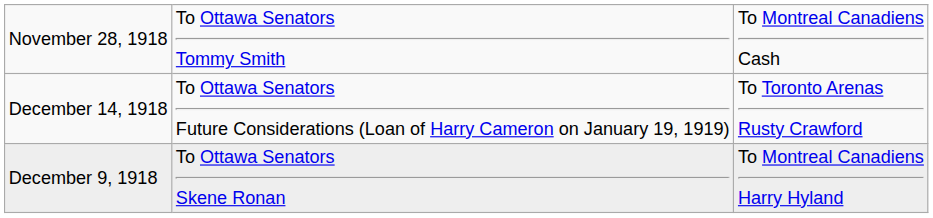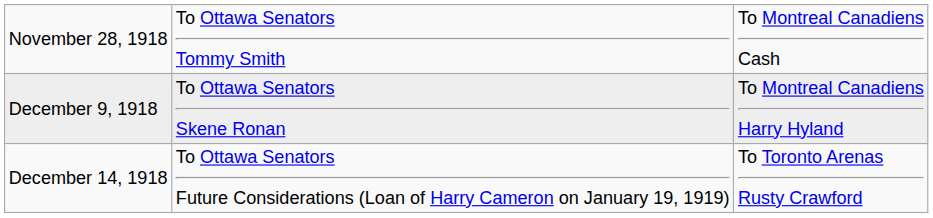rows swapped: (83, 177) <-> (88, 108)
